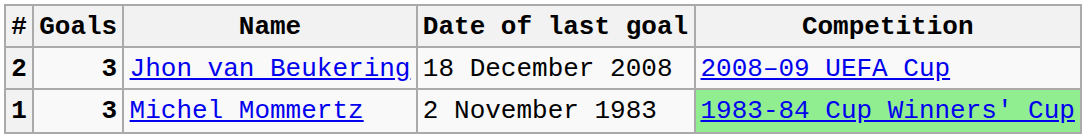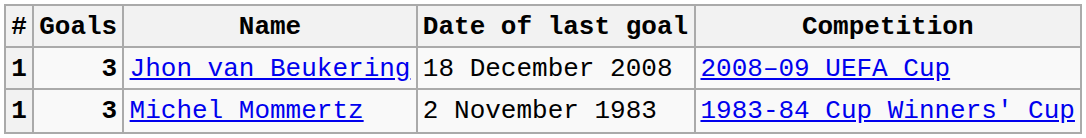(19, 69) 2 -> (19, 69) 1
(888, 111) lightgreen background -> (888, 111) no background
